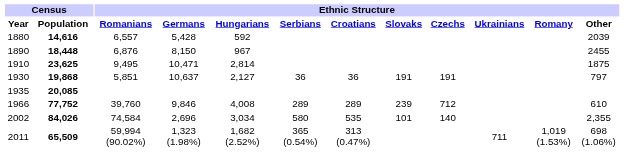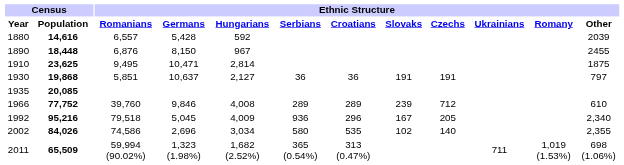+ row: (18, 117)
(126, 117) 74,584 -> (126, 131) 74,586
(404, 117) 101 -> (404, 131) 102
